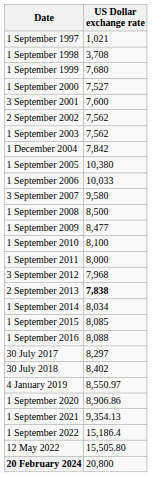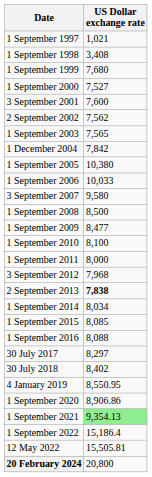(97, 54) 3,708 -> (97, 54) 3,408
(97, 133) 7,562 -> (97, 133) 7,565
(103, 385) 8,550.97 -> (103, 385) 8,550.95
(103, 416) no background -> (103, 416) lightgreen background
(106, 448) 15,505.80 -> (106, 448) 15,505.81
